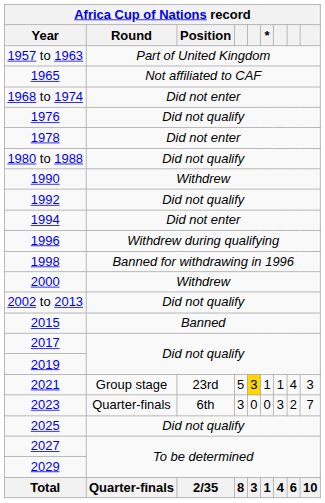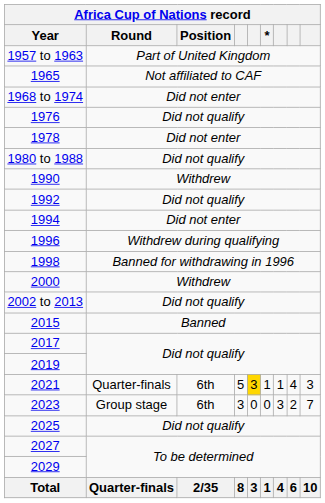(132, 384) Group stage -> (132, 384) Quarter-finals
(206, 384) 23rd -> (206, 384) 6th
(132, 405) Quarter-finals -> (132, 405) Group stage
